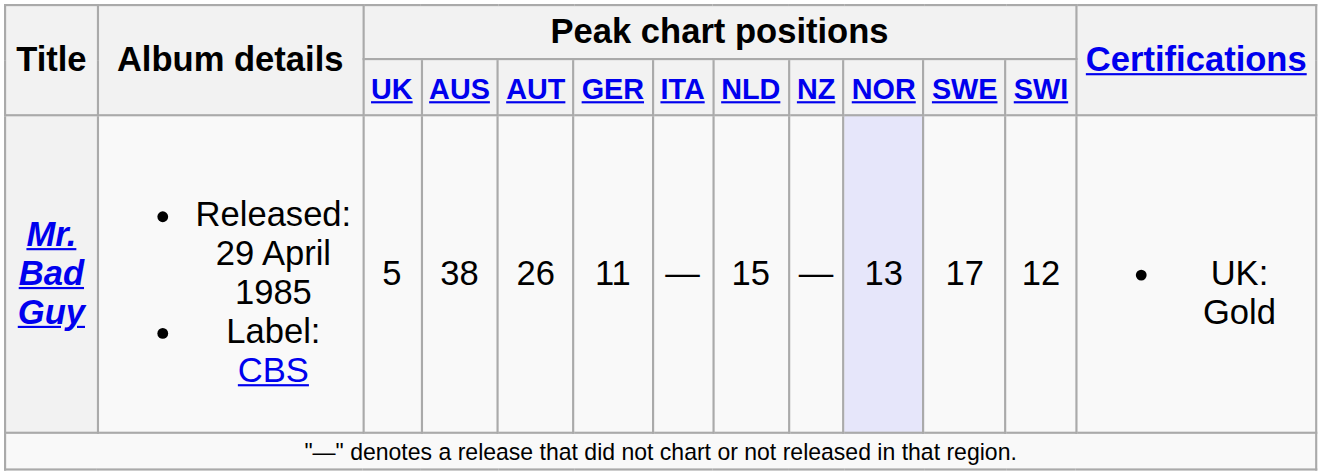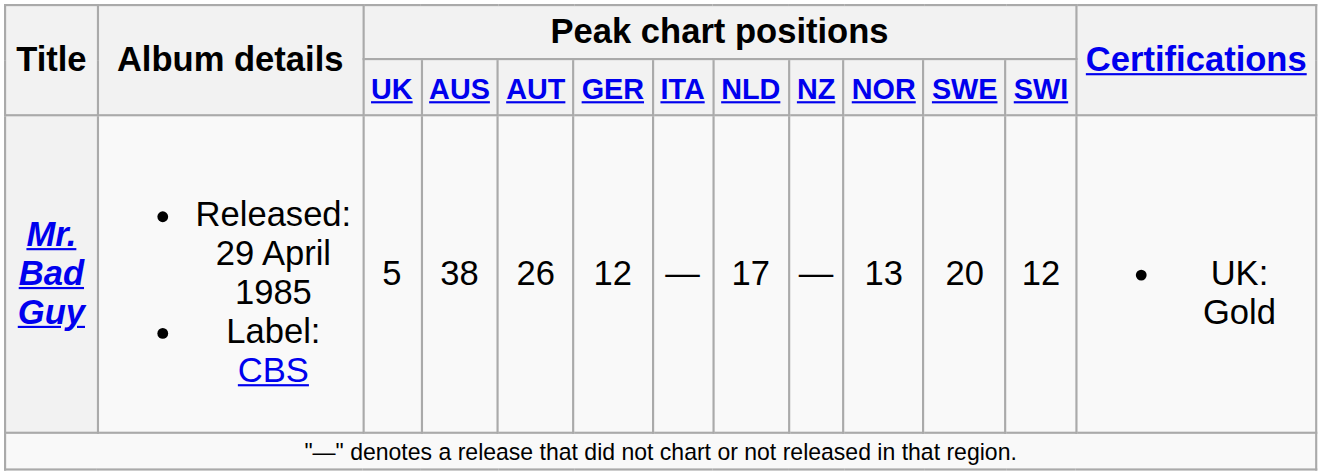(613, 273) 11 -> (613, 273) 12
(751, 273) 15 -> (751, 273) 17
(884, 273) lavender background -> (884, 273) no background
(965, 273) 17 -> (965, 273) 20
